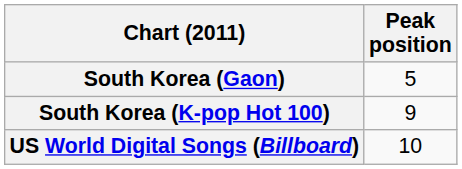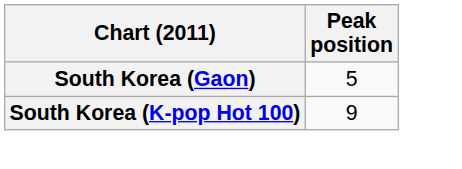- row: (184, 146)
